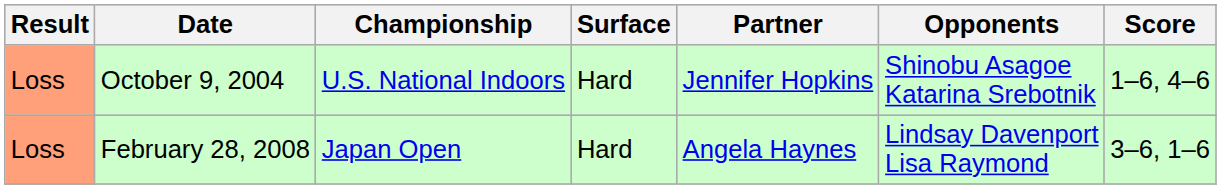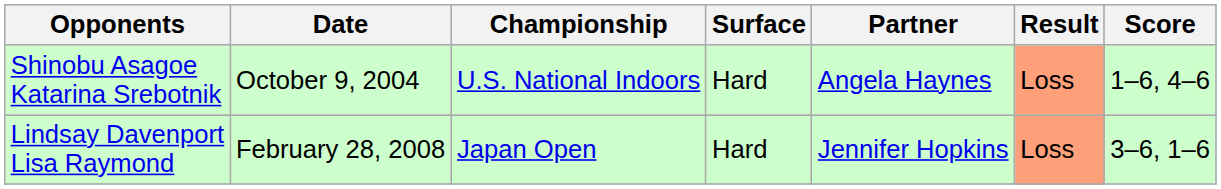columns swapped: (50, 24) <-> (992, 24)
(778, 79) Jennifer Hopkins -> (905, 79) Angela Haynes
(769, 149) Angela Haynes -> (913, 149) Jennifer Hopkins
